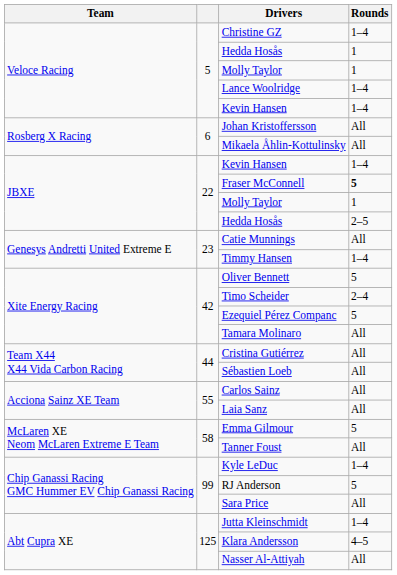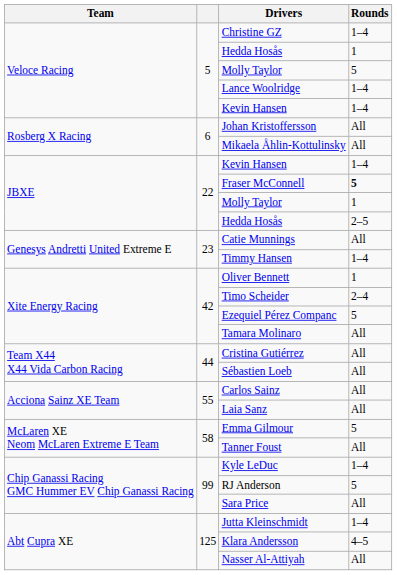(354, 70) 1 -> (354, 70) 5
(354, 277) 5 -> (354, 277) 1
